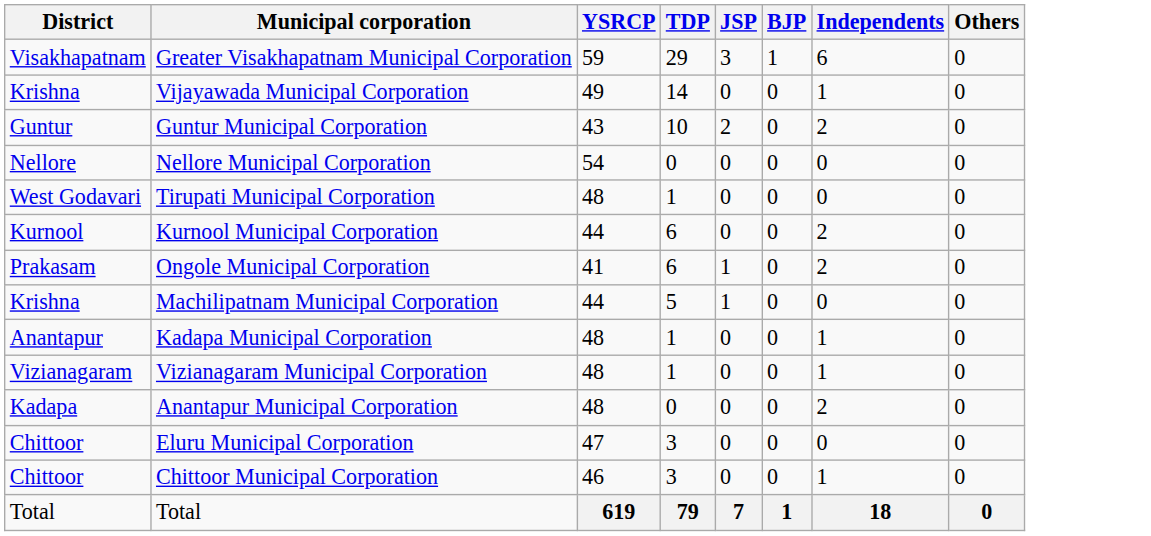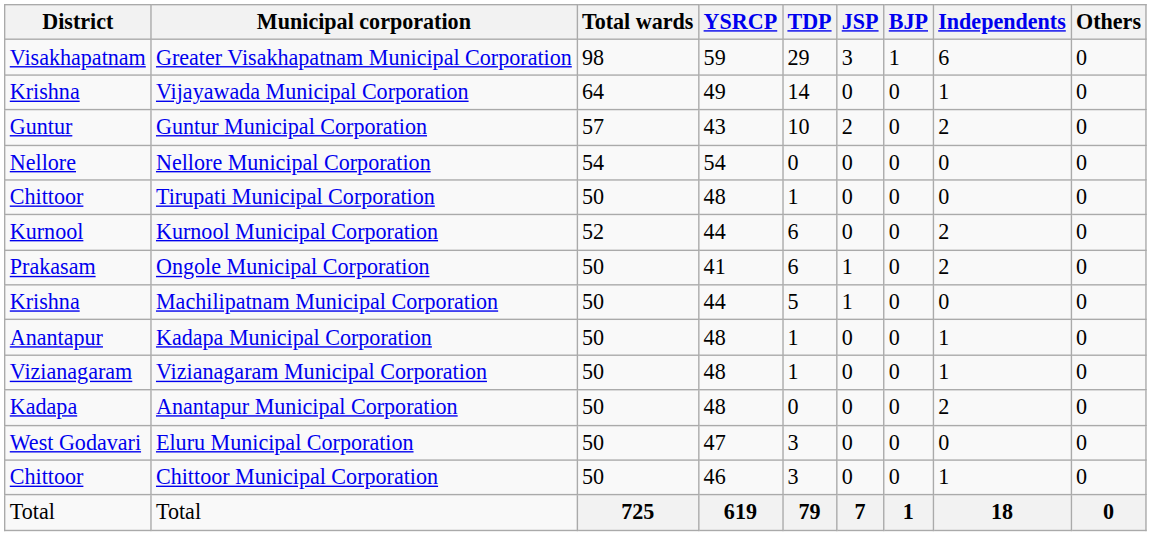+ column: (638, 22)
(75, 197) West Godavari -> (47, 197) Chittoor
(47, 442) Chittoor -> (75, 442) West Godavari
